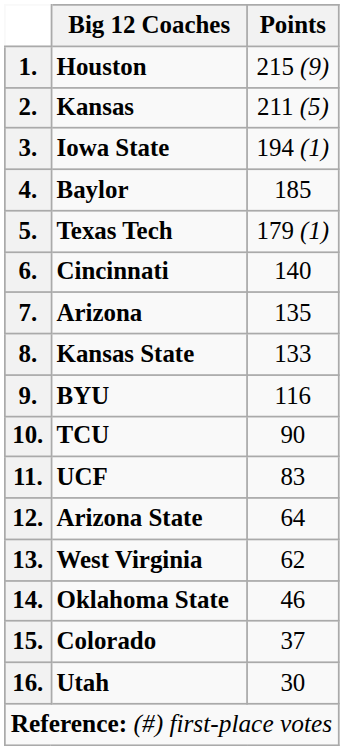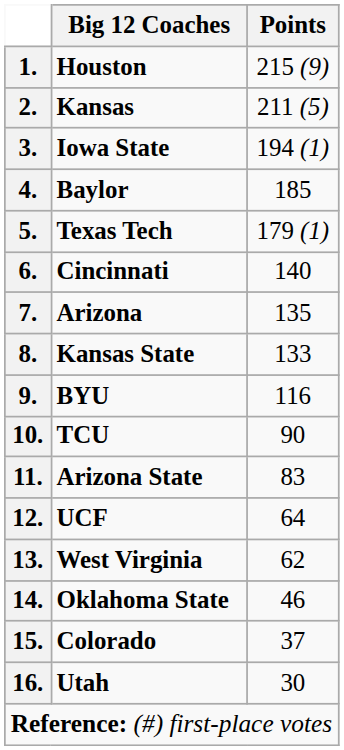(82, 477) UCF -> (129, 477) Arizona State
(129, 518) Arizona State -> (82, 518) UCF
